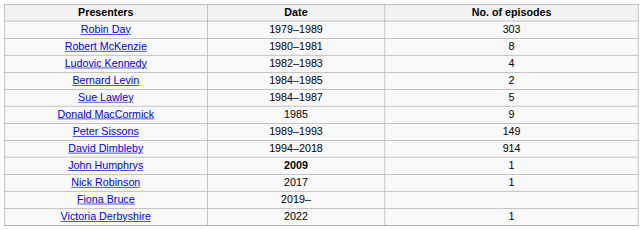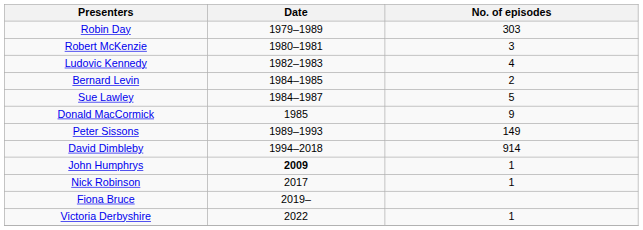(512, 47) 8 -> (512, 47) 3
